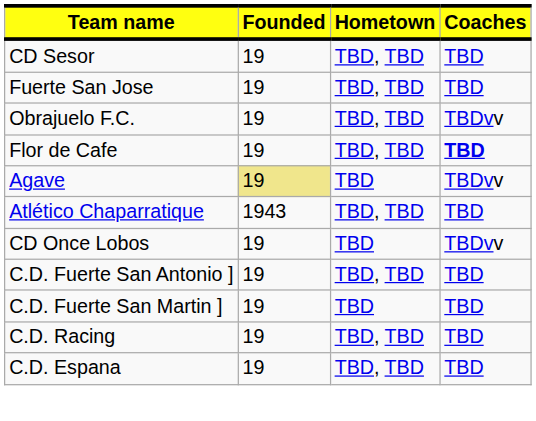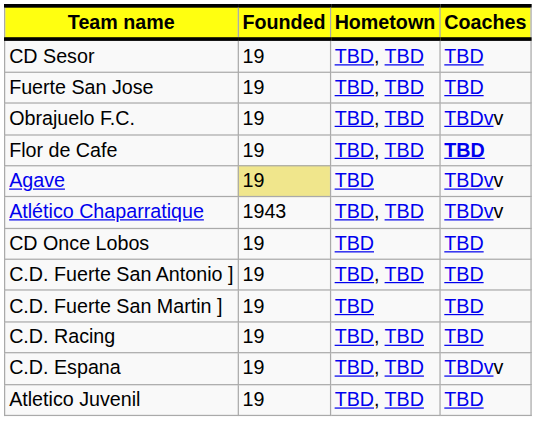(464, 212) TBD -> (474, 212) TBDvv
(474, 243) TBDvv -> (464, 243) TBD
(464, 368) TBD -> (474, 368) TBDvv
+ row: (75, 399)
